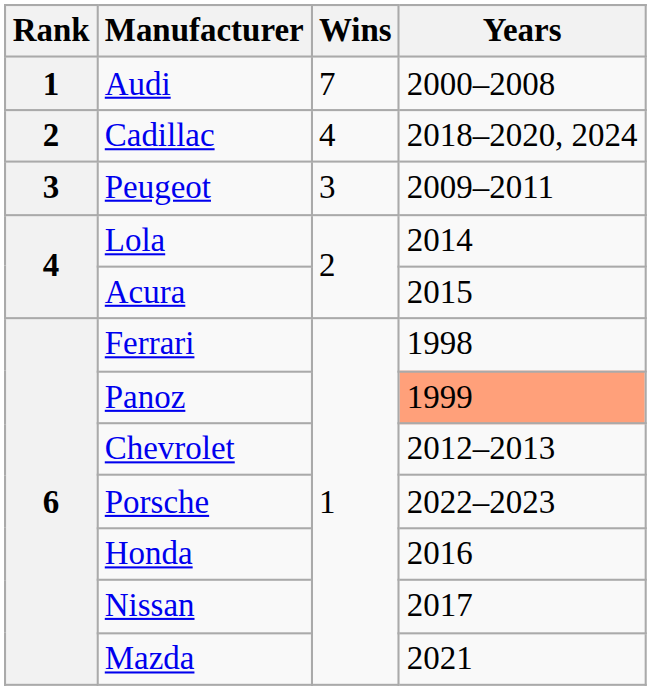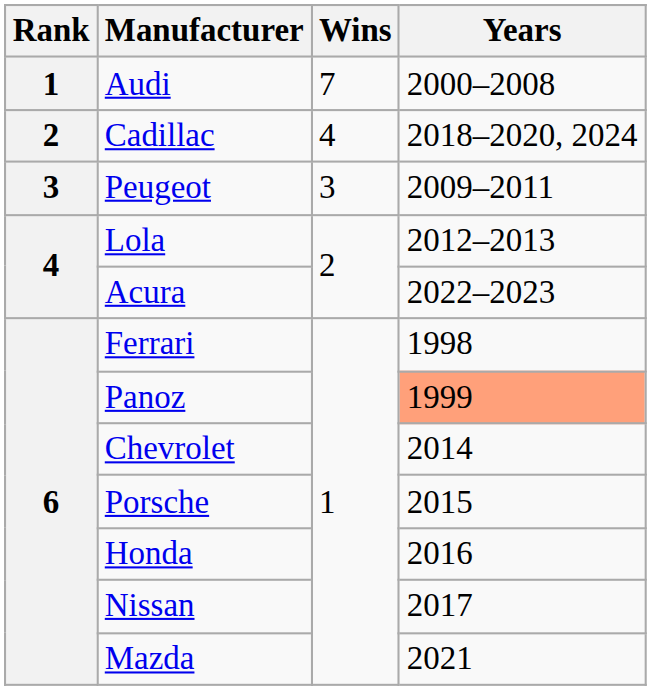(440, 239) 2014 -> (481, 239) 2012–2013
(440, 291) 2015 -> (481, 291) 2022–2023
(481, 448) 2012–2013 -> (440, 448) 2014
(481, 501) 2022–2023 -> (440, 501) 2015
